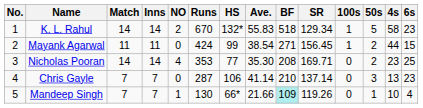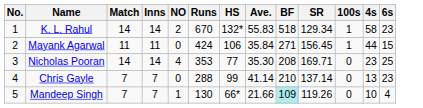- column: (374, 12)
(232, 45) 99 -> (232, 45) 106
(261, 45) 38.54 -> (261, 45) 35.84
(204, 78) 287 -> (204, 78) 288
(232, 78) 106 -> (232, 78) 99
